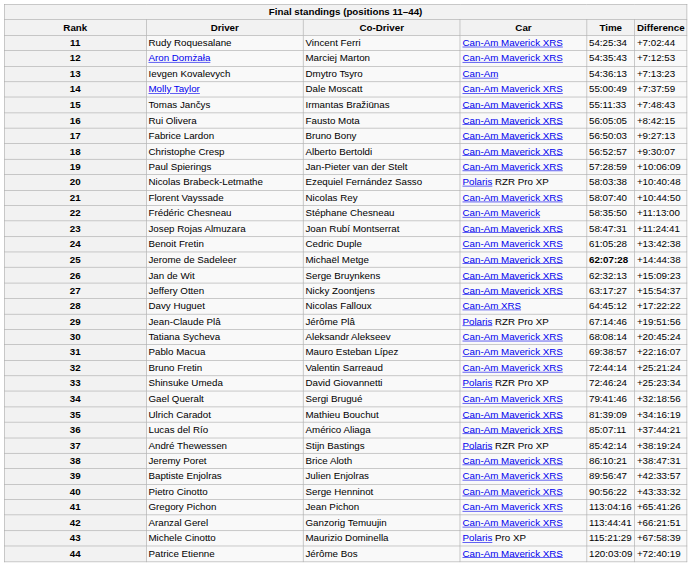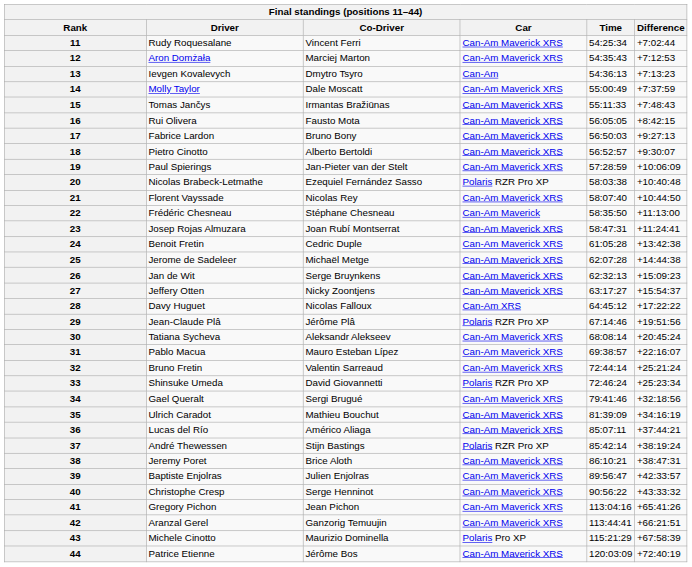(186, 151) Christophe Cresp -> (178, 151) Pietro Cinotto
(609, 259) bold -> (608, 259) normal
(178, 492) Pietro Cinotto -> (186, 492) Christophe Cresp
